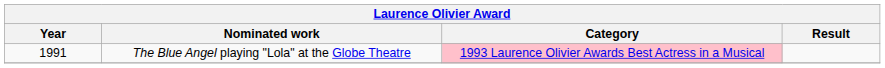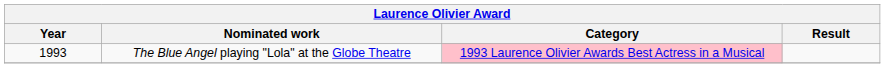(53, 53) 1991 -> (53, 53) 1993
